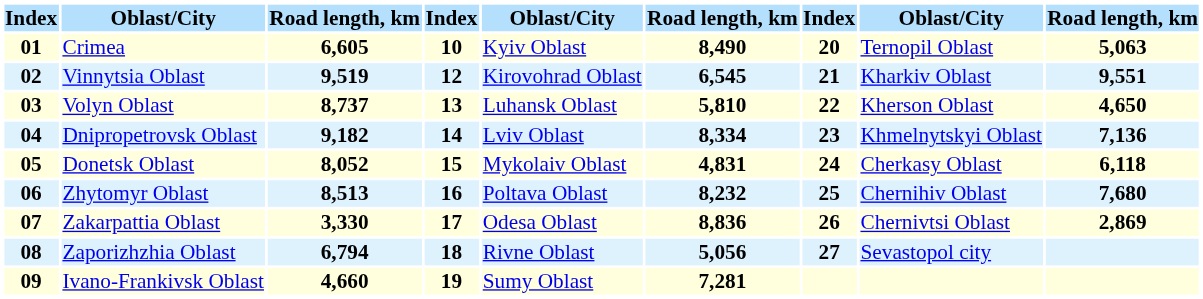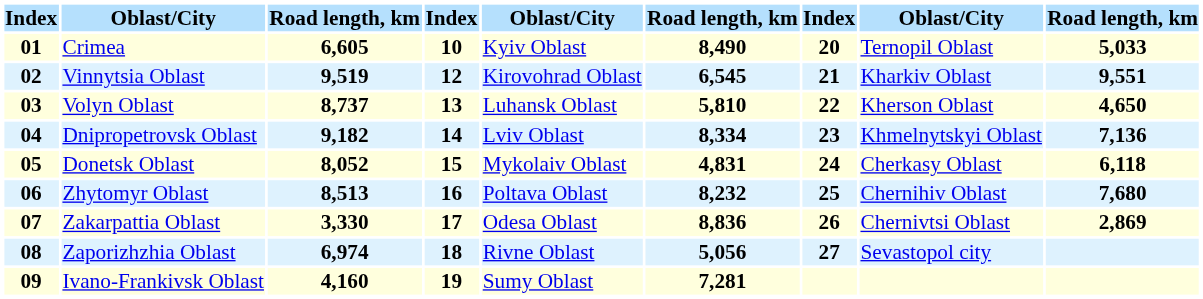(1123, 47) 5,063 -> (1123, 47) 5,033
(345, 251) 6,794 -> (345, 251) 6,974
(345, 281) 4,660 -> (345, 281) 4,160
